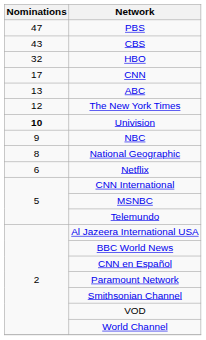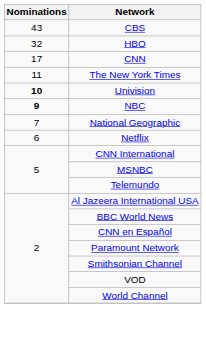- row: (135, 28)
- row: (135, 91)
(37, 106) 12 -> (37, 75) 11
(37, 138) normal -> (37, 106) bold
(37, 153) 8 -> (37, 122) 7
